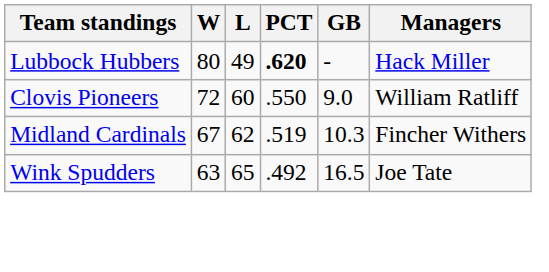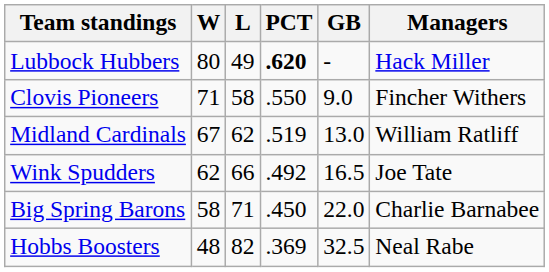(208, 97) 72 -> (208, 97) 71
(243, 97) 60 -> (243, 97) 58
(447, 97) William Ratliff -> (451, 97) Fincher Withers
(344, 135) 10.3 -> (344, 135) 13.0
(451, 135) Fincher Withers -> (447, 135) William Ratliff
(208, 172) 63 -> (208, 172) 62
(243, 172) 65 -> (243, 172) 66
+ row: (98, 209)
+ row: (85, 246)
